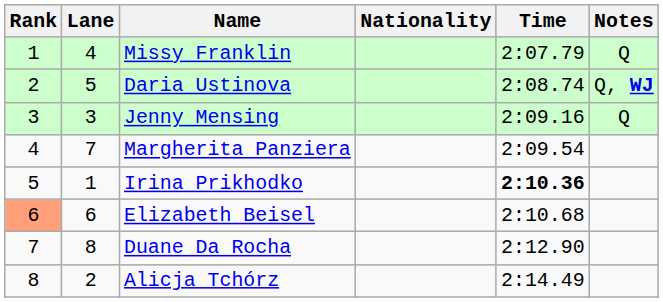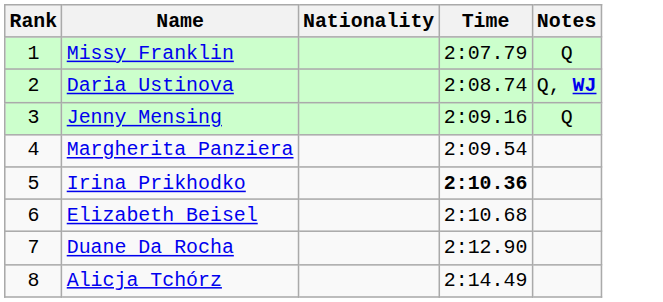- column: (91, 21)
(33, 215) lightsalmon background -> (33, 215) no background
